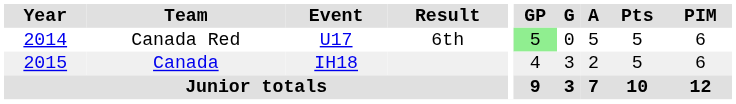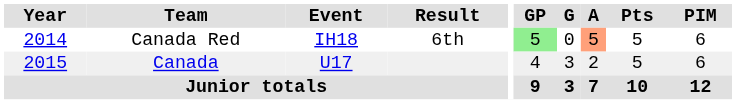(336, 40) U17 -> (336, 40) IH18
(594, 40) no background -> (594, 40) lightsalmon background
(336, 64) IH18 -> (336, 64) U17
